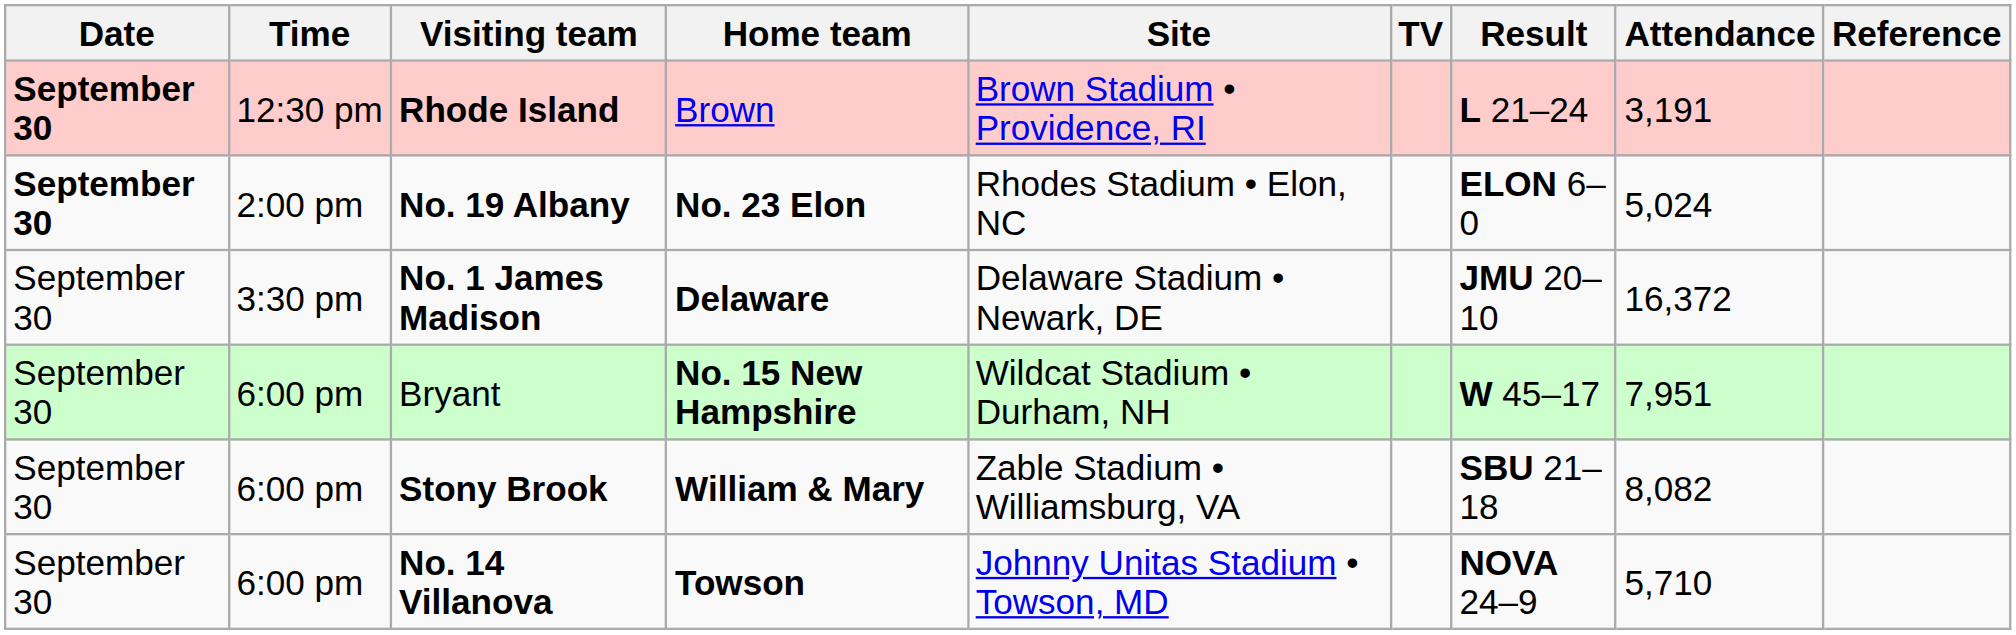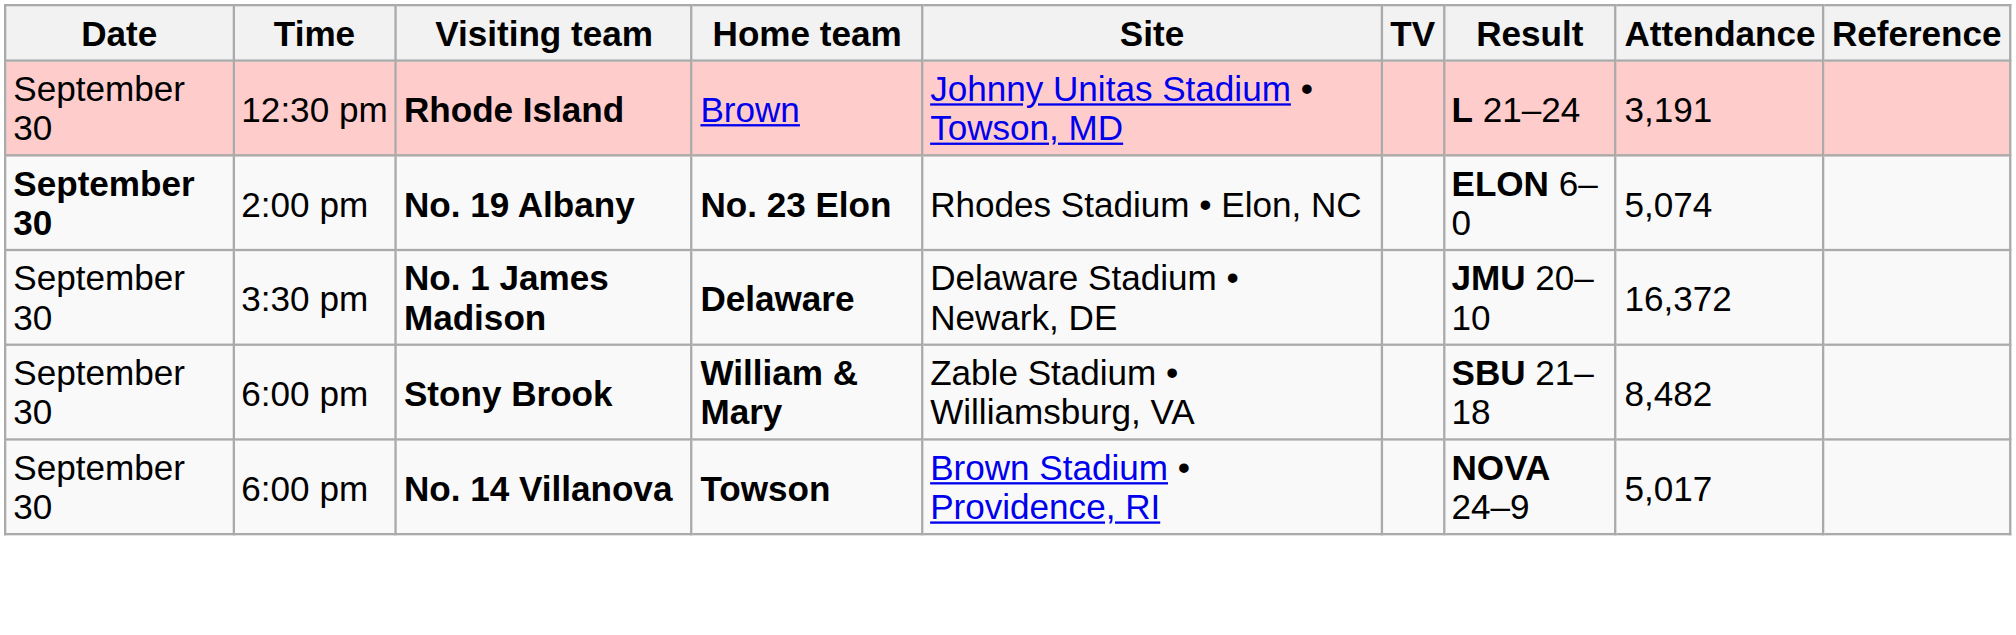(104, 108) bold -> (99, 108) normal
(1106, 108) Brown Stadium • Providence, RI -> (1122, 108) Johnny Unitas Stadium • Towson, MD
(1668, 203) 5,024 -> (1668, 203) 5,074
- row: (450, 393)
(1668, 488) 8,082 -> (1668, 393) 8,482
(1167, 583) Johnny Unitas Stadium • Towson, MD -> (1060, 488) Brown Stadium • Providence, RI
(1668, 583) 5,710 -> (1668, 488) 5,017
